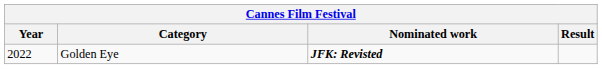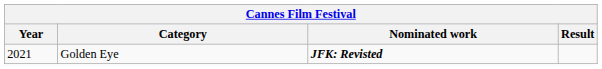(19, 53) 2022 -> (19, 53) 2021
